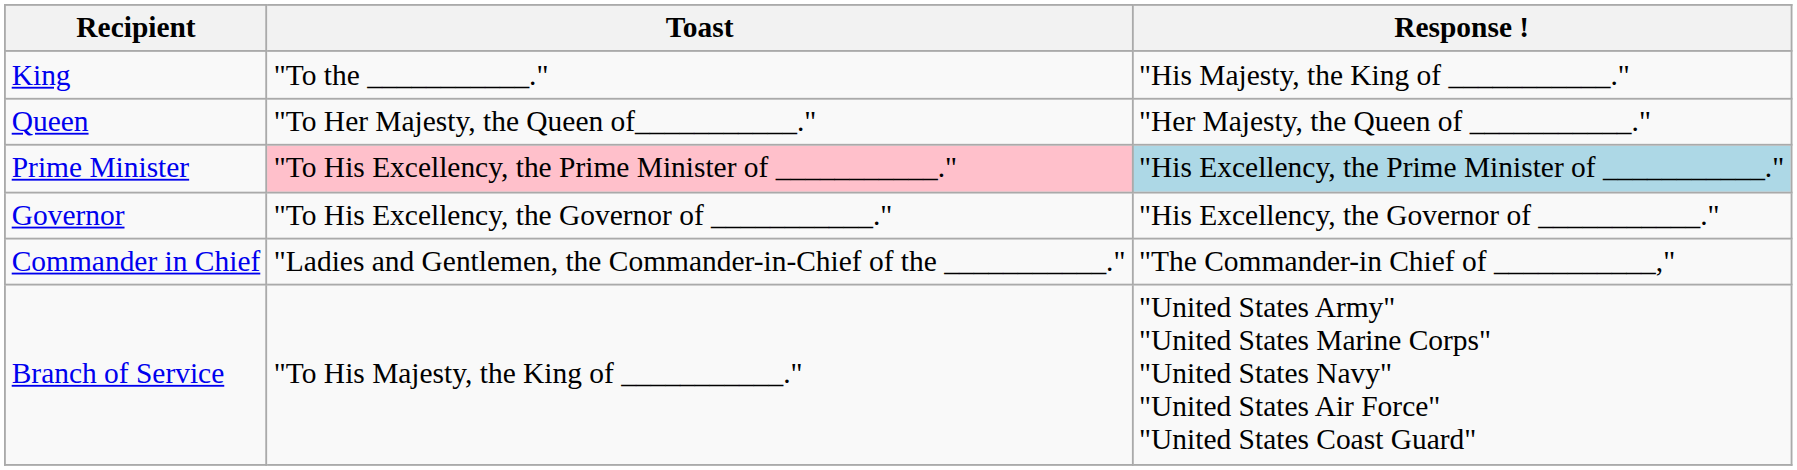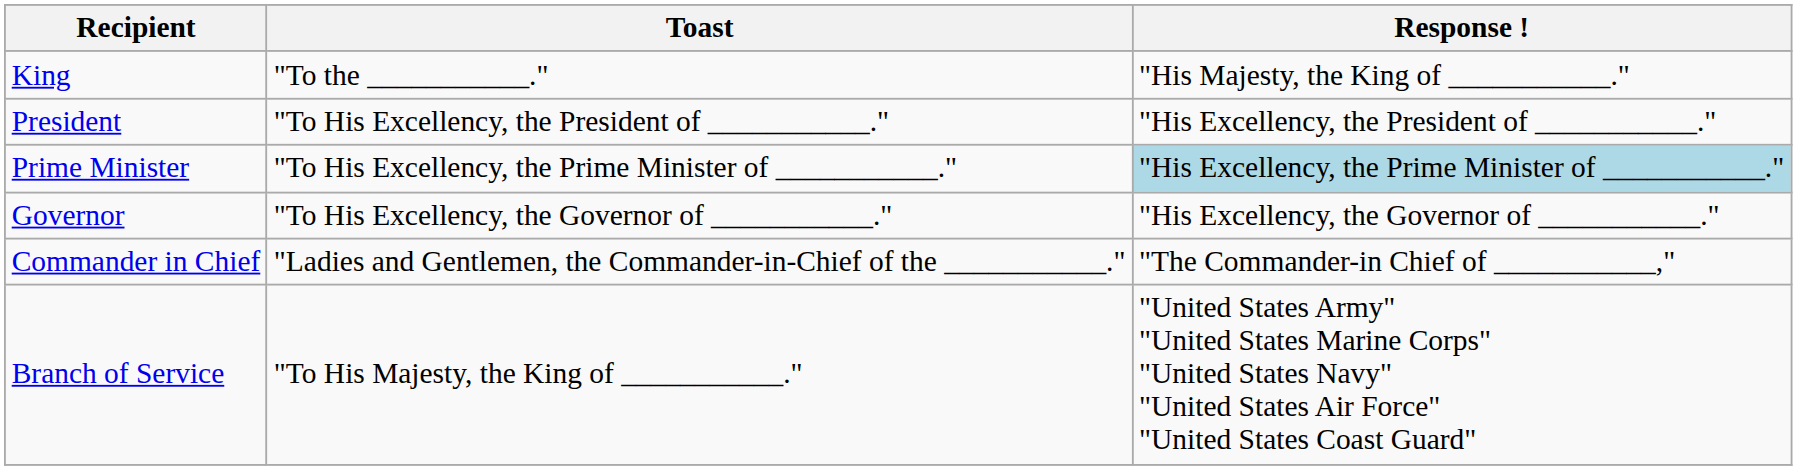- row: (50, 121)
+ row: (66, 121)
(615, 167) pink background -> (615, 167) no background
